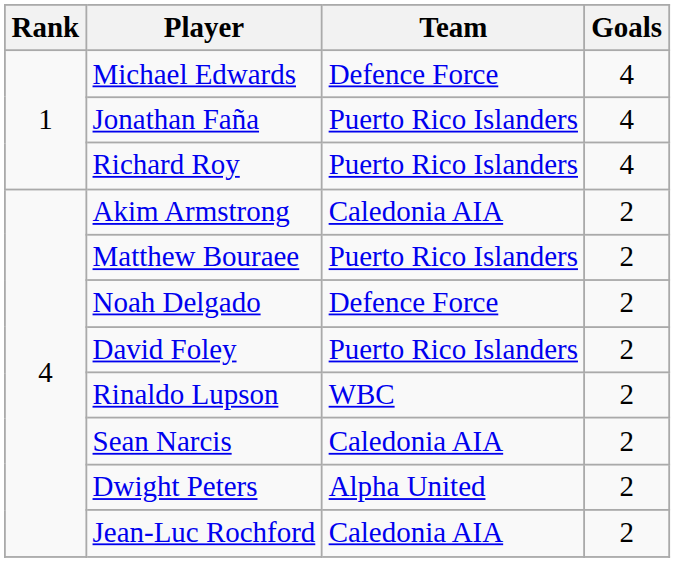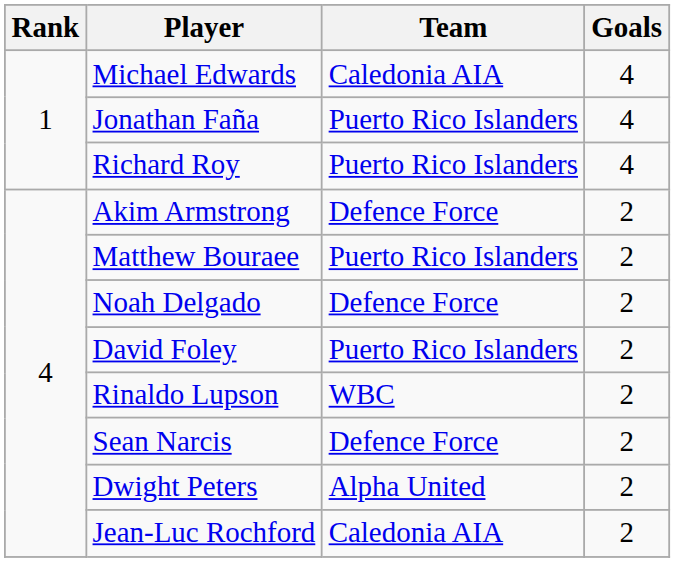(413, 73) Defence Force -> (416, 73) Caledonia AIA
(416, 211) Caledonia AIA -> (413, 211) Defence Force
(416, 440) Caledonia AIA -> (413, 440) Defence Force
